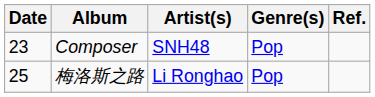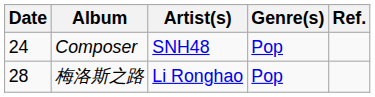(19, 46) 23 -> (19, 46) 24
(19, 76) 25 -> (19, 76) 28
